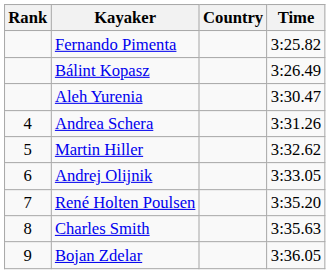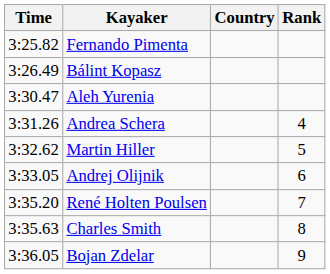columns swapped: (28, 17) <-> (296, 17)
